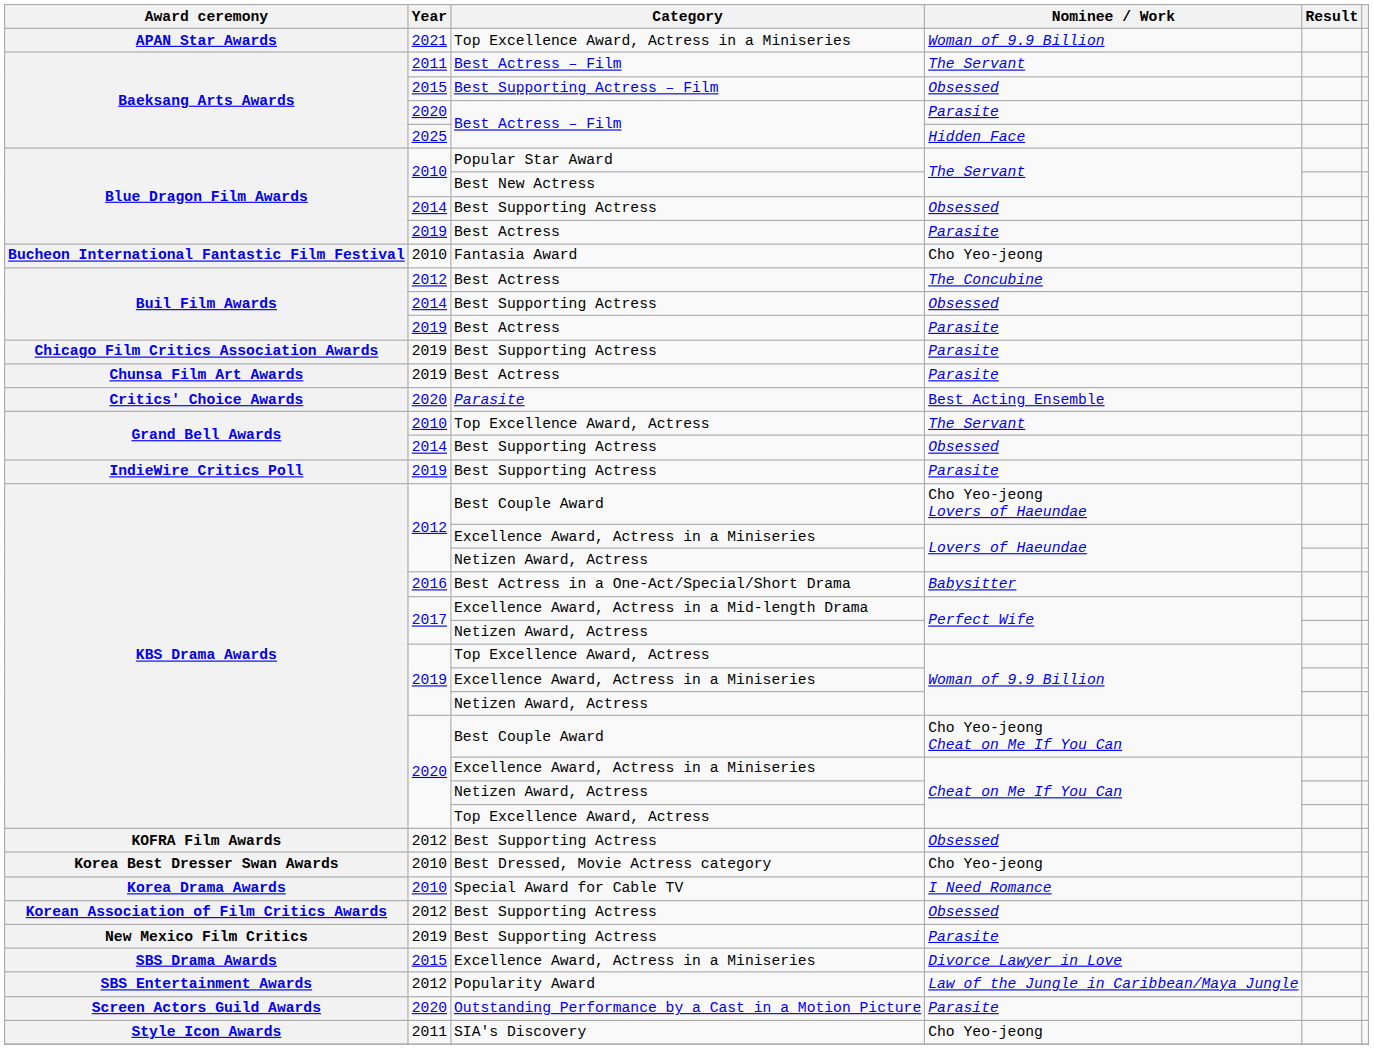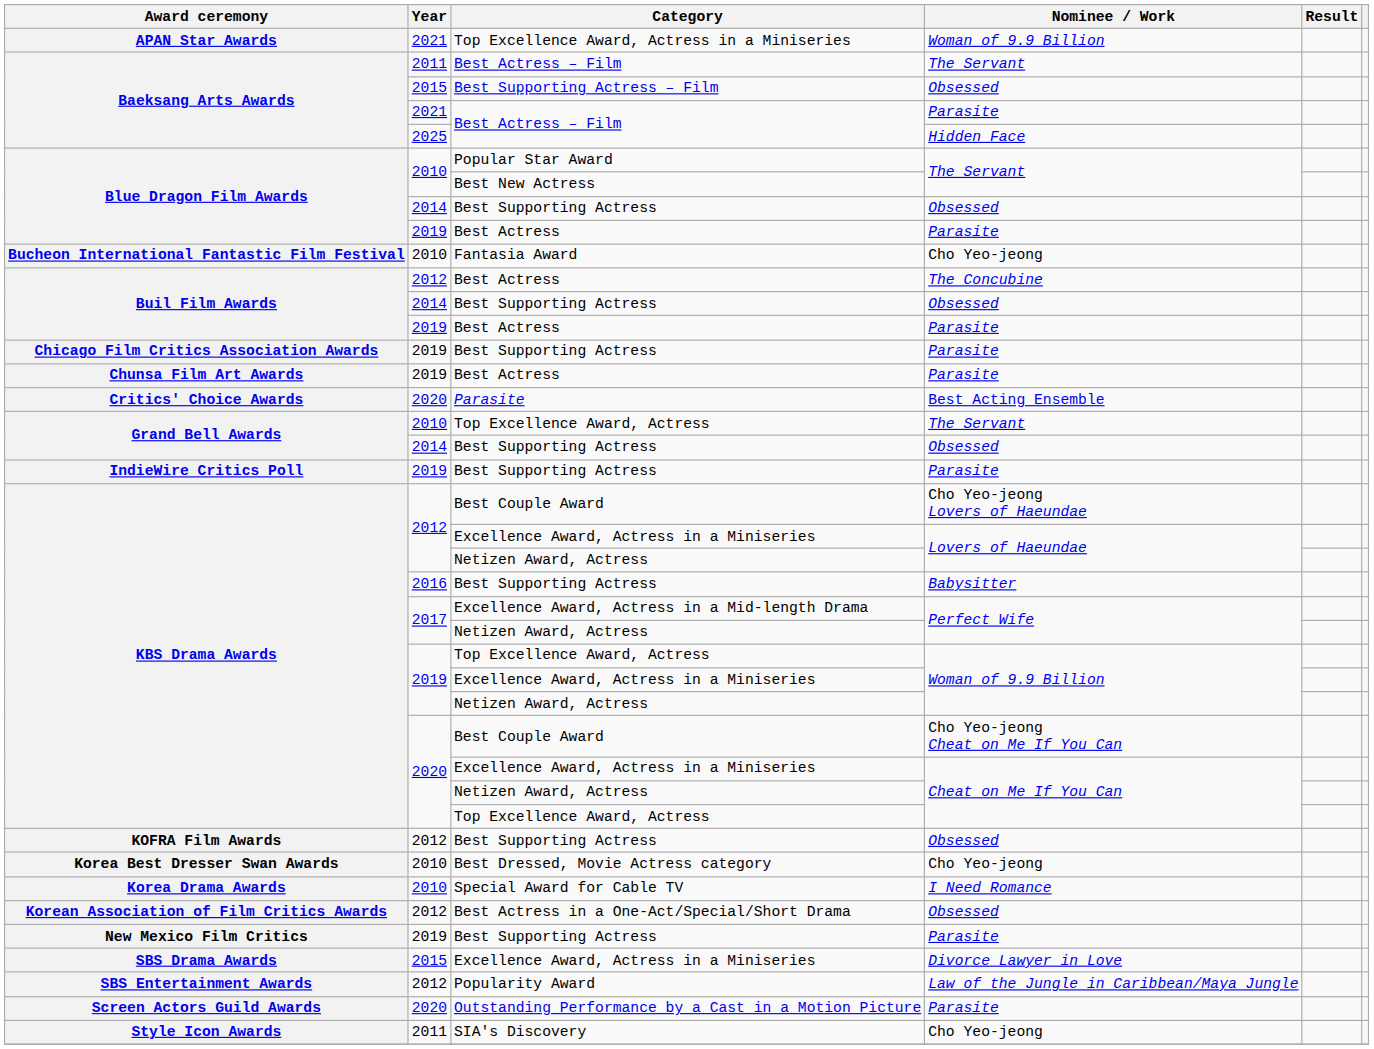(429, 112) 2020 -> (429, 112) 2021
(652, 584) Best Actress in a One-Act/Special/Short Drama -> (555, 584) Best Supporting Actress
(555, 912) Best Supporting Actress -> (652, 912) Best Actress in a One-Act/Special/Short Drama
